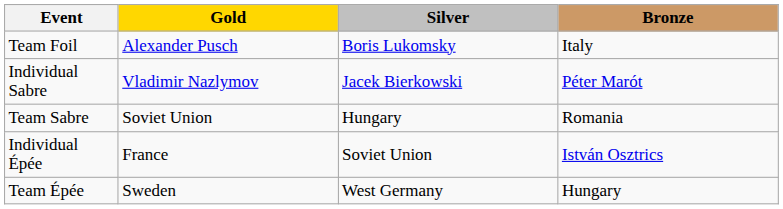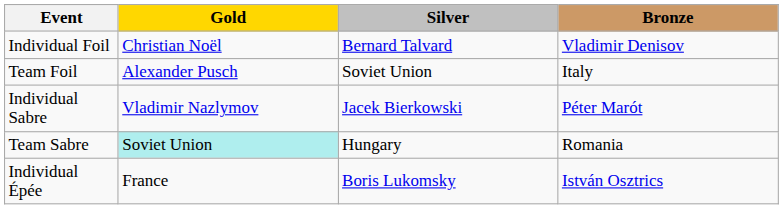+ row: (59, 44)
(399, 44) Boris Lukomsky -> (387, 71) Soviet Union
(167, 117) no background -> (167, 144) paleturquoise background
(387, 154) Soviet Union -> (399, 181) Boris Lukomsky
- row: (46, 190)
